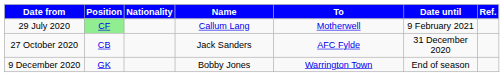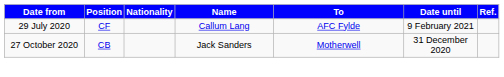(104, 26) lightgreen background -> (104, 26) no background
(339, 26) Motherwell -> (339, 26) AFC Fylde
(339, 46) AFC Fylde -> (339, 46) Motherwell
- row: (44, 65)
